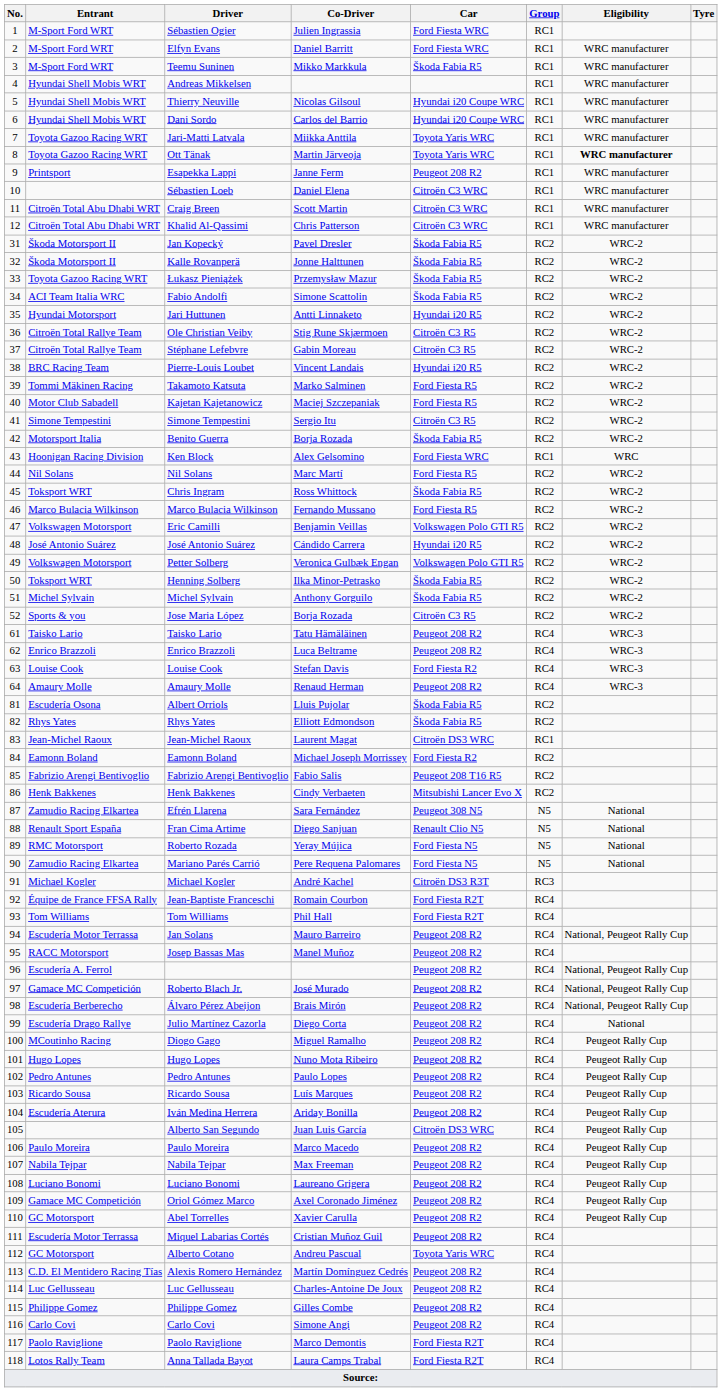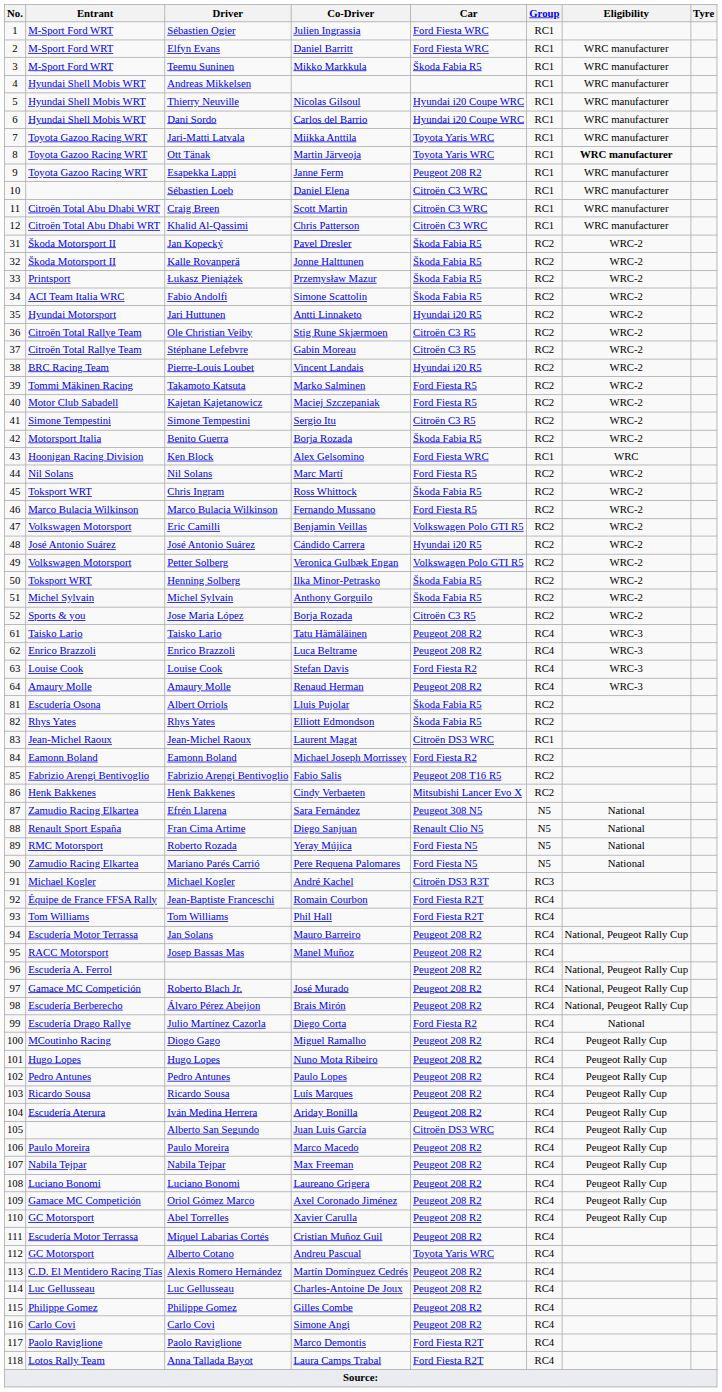(49, 172) Printsport -> (88, 172) Toyota Gazoo Racing WRT
(88, 278) Toyota Gazoo Racing WRT -> (49, 278) Printsport
(447, 1023) Peugeot 208 R2 -> (445, 1023) Ford Fiesta R2
